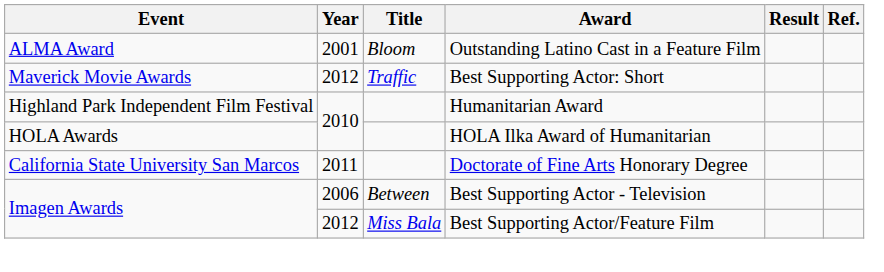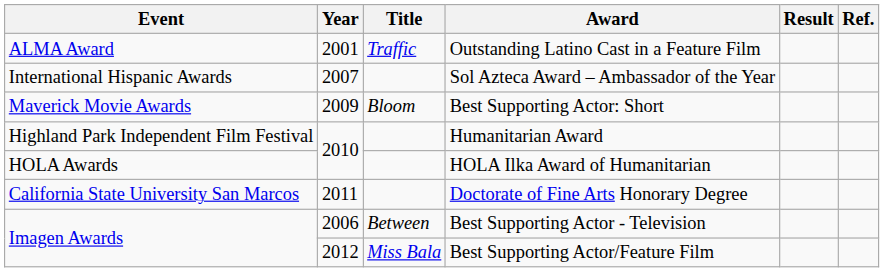(391, 48) Bloom -> (392, 48) Traffic
+ row: (612, 77)
(340, 77) 2012 -> (340, 106) 2009
(392, 77) Traffic -> (391, 106) Bloom
